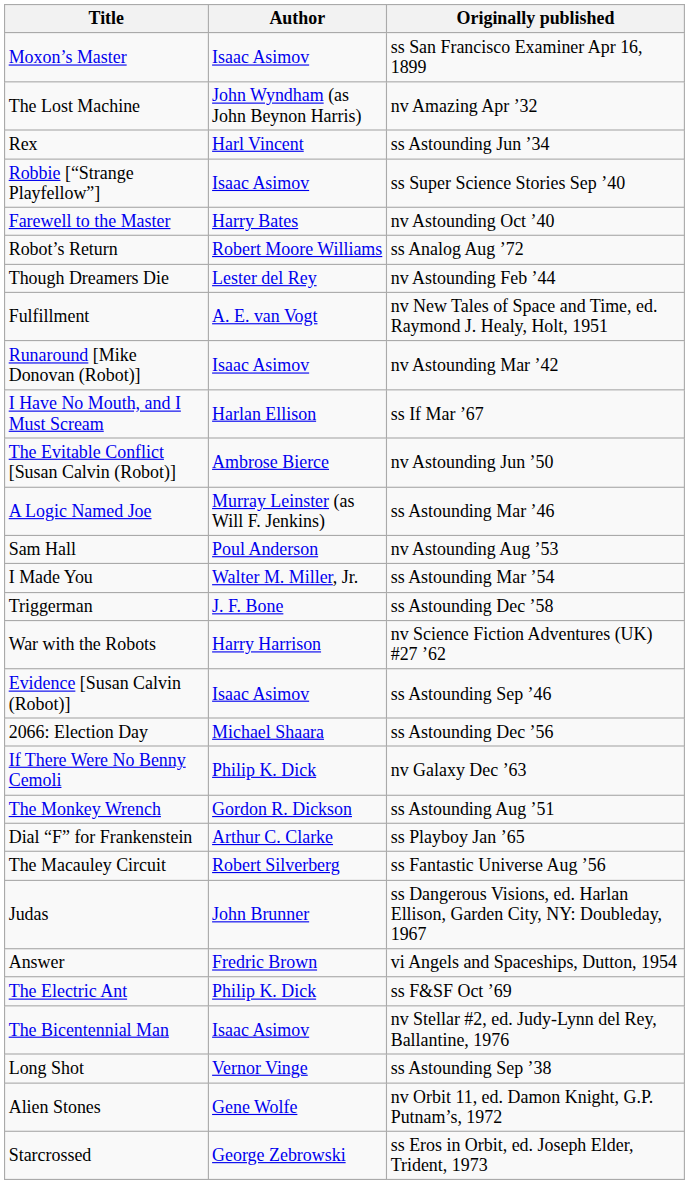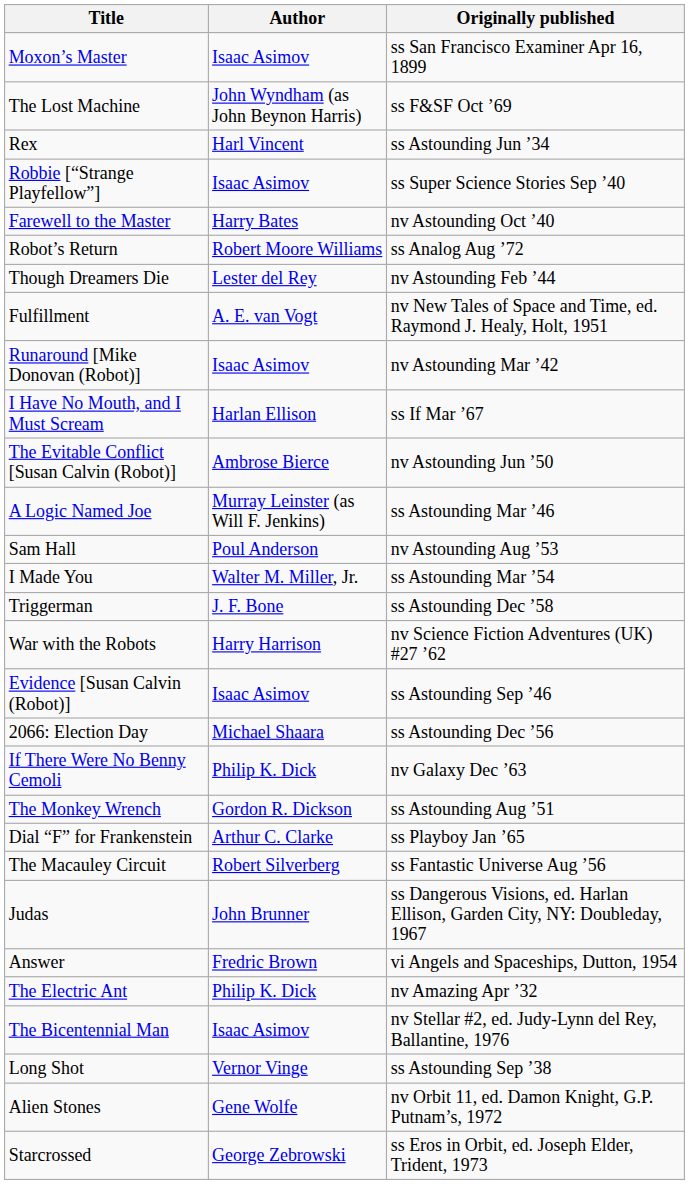(464, 105) nv Amazing Apr ’32 -> (451, 105) ss F&SF Oct ’69
(451, 991) ss F&SF Oct ’69 -> (464, 991) nv Amazing Apr ’32
